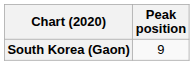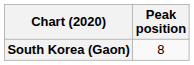(161, 49) 9 -> (161, 49) 8
